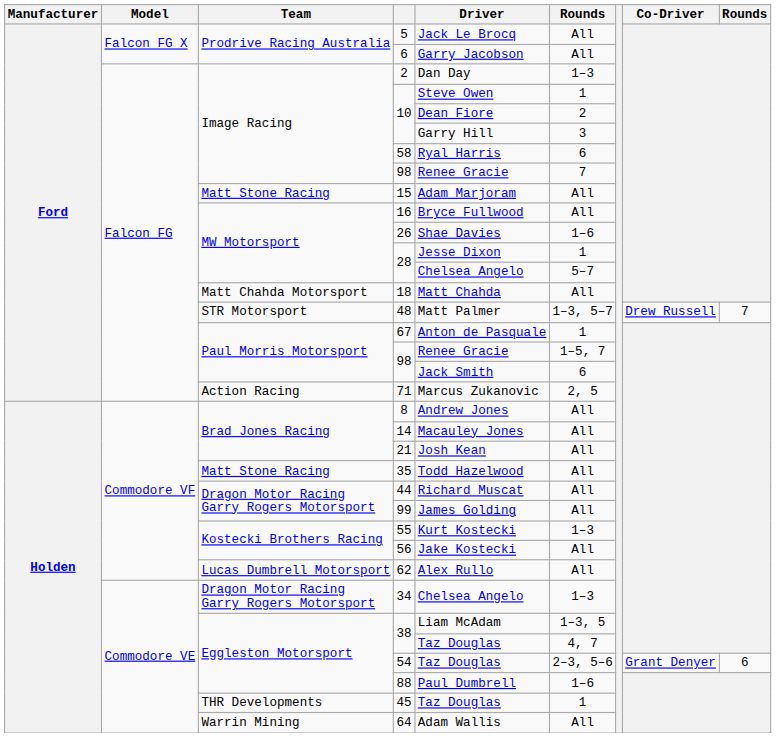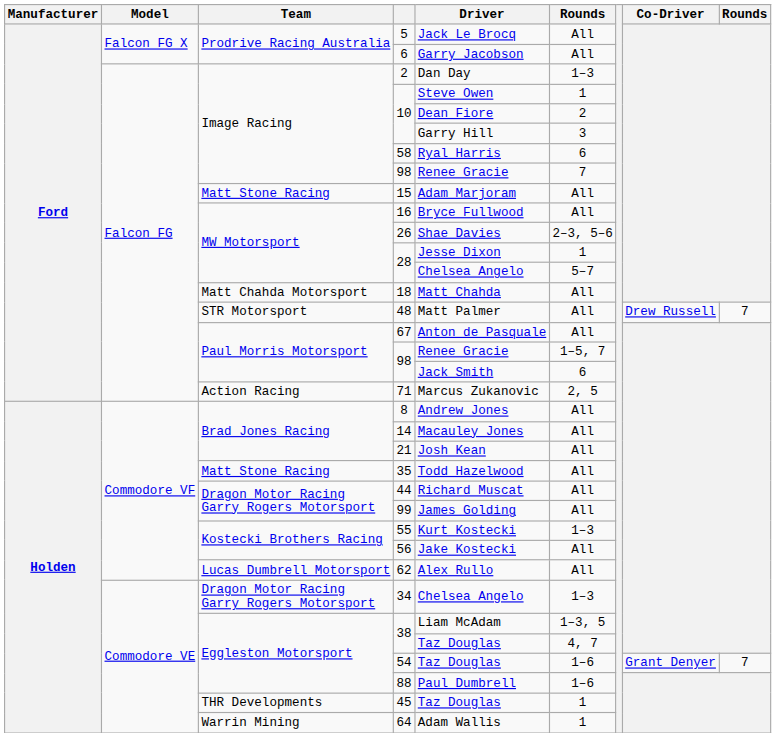(583, 233) 1–6 -> (583, 233) 2–3, 5–6
(583, 312) 1–3, 5–7 -> (583, 312) All
(583, 332) 1 -> (583, 332) All
(583, 663) 2–3, 5–6 -> (583, 663) 1–6
(745, 663) 6 -> (745, 663) 7
(583, 723) All -> (583, 723) 1
